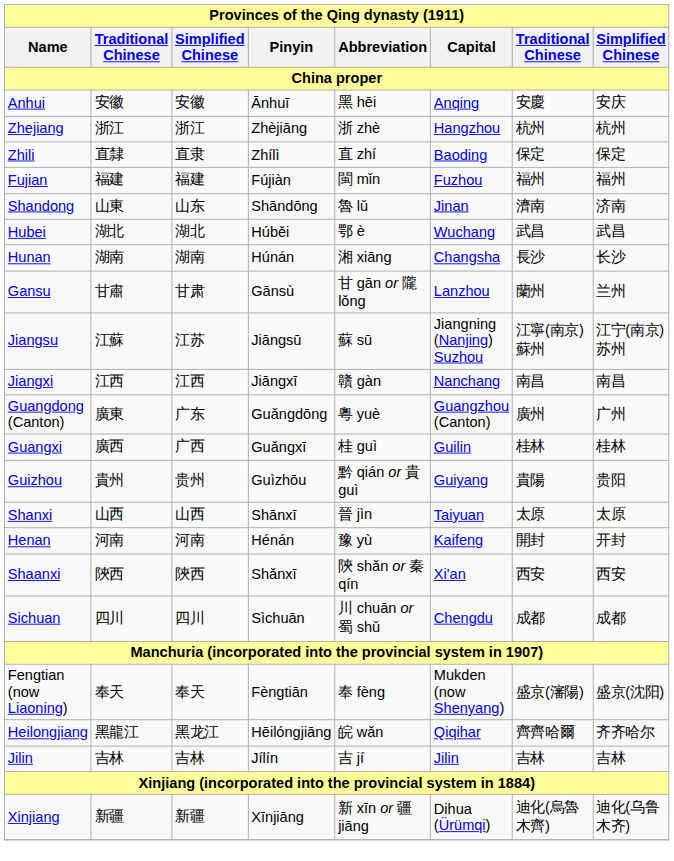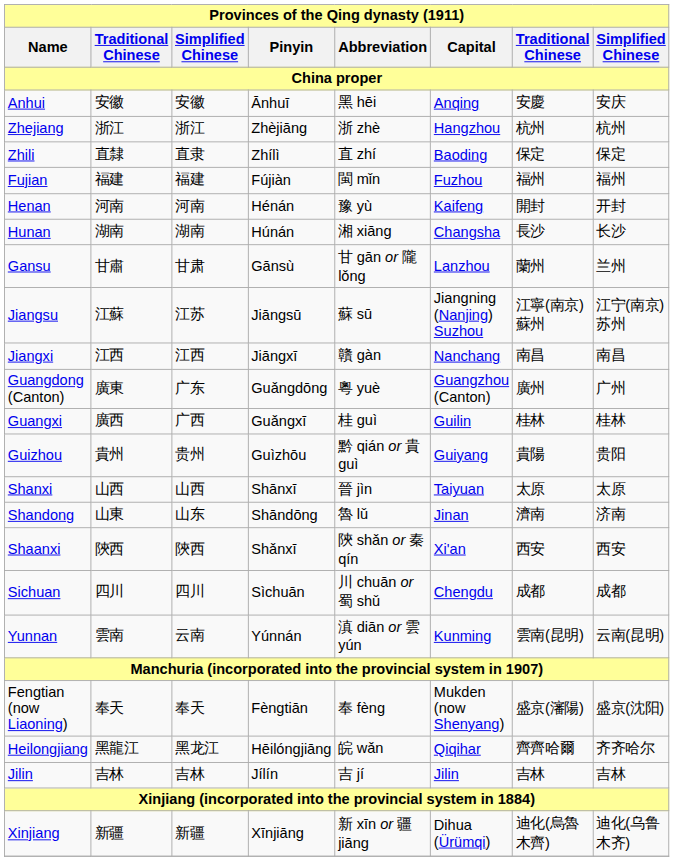rows swapped: (29, 541) <-> (41, 206)
- row: (27, 232)
+ row: (33, 636)
